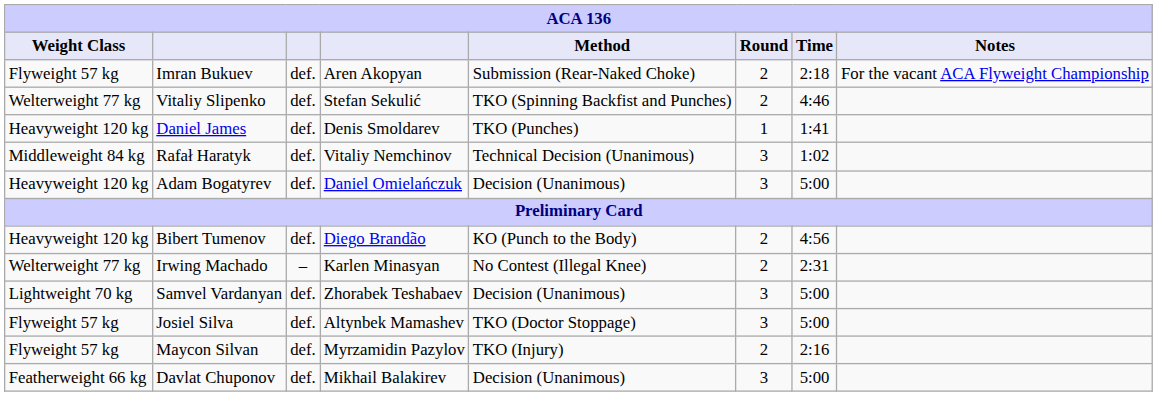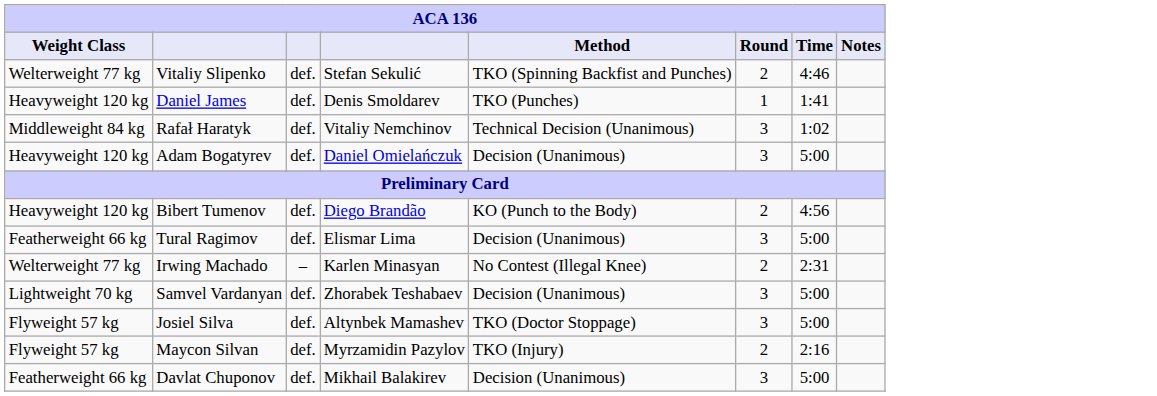- row: (205, 73)
+ row: (207, 239)
